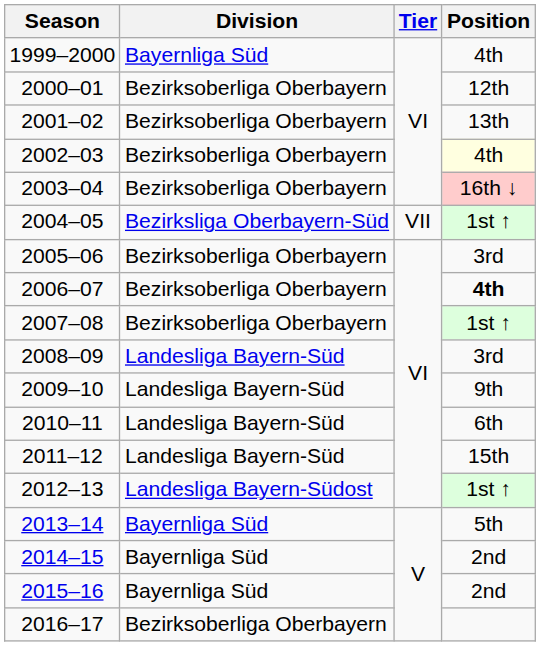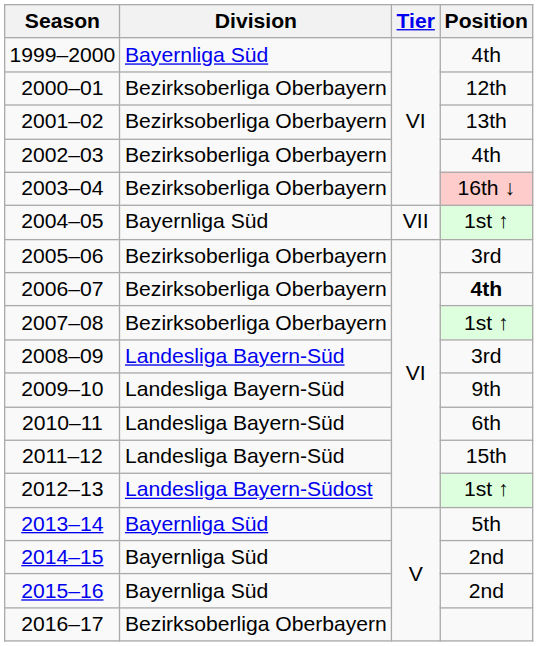(489, 155) lightyellow background -> (486, 155) no background
(257, 222) Bezirksliga Oberbayern-Süd -> (197, 222) Bayernliga Süd
